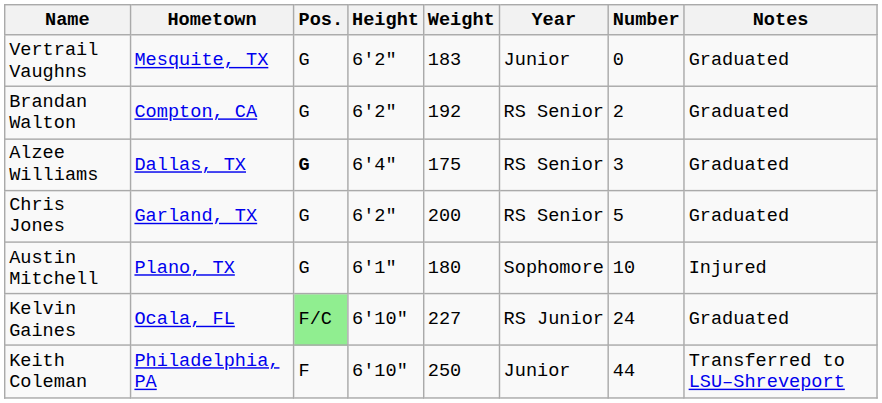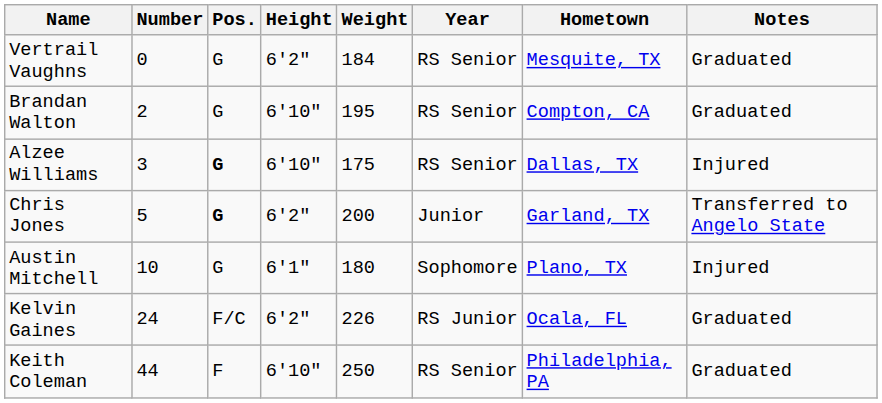columns swapped: (646, 20) <-> (212, 20)
(445, 61) 183 -> (358, 61) 184
(537, 61) Junior -> (468, 61) RS Senior
(374, 113) 6'2" -> (294, 113) 6'10"
(445, 113) 192 -> (358, 113) 195
(374, 164) 6'4" -> (294, 164) 6'10"
(739, 164) Graduated -> (730, 164) Injured
(304, 216) normal -> (218, 216) bold
(554, 216) RS Senior -> (451, 216) Junior
(739, 216) Graduated -> (769, 216) Transferred to Angelo State
(315, 320) lightgreen background -> (229, 320) no background
(380, 320) 6'10" -> (288, 320) 6'2"
(445, 320) 227 -> (358, 320) 226
(537, 371) Junior -> (468, 371) RS Senior
(767, 371) Transferred to LSU–Shreveport -> (742, 371) Graduated
